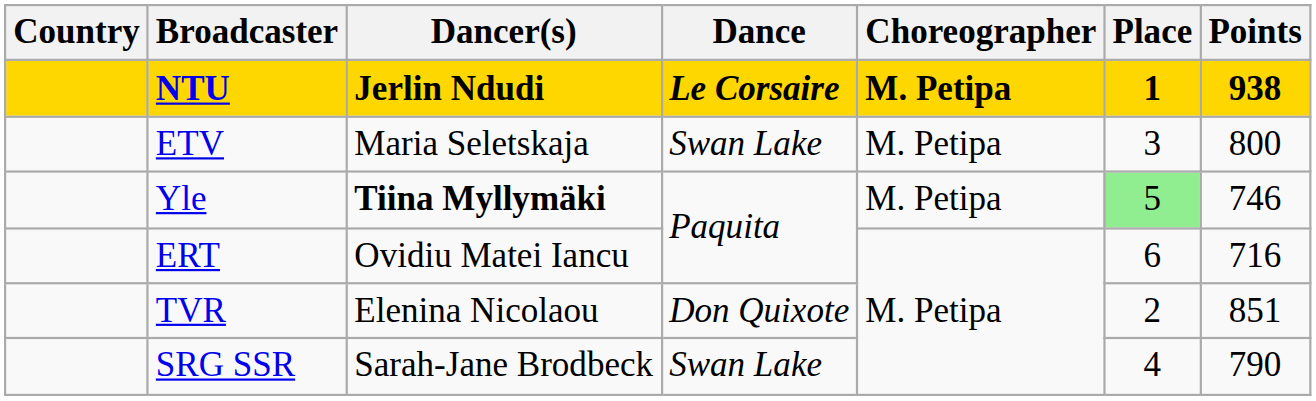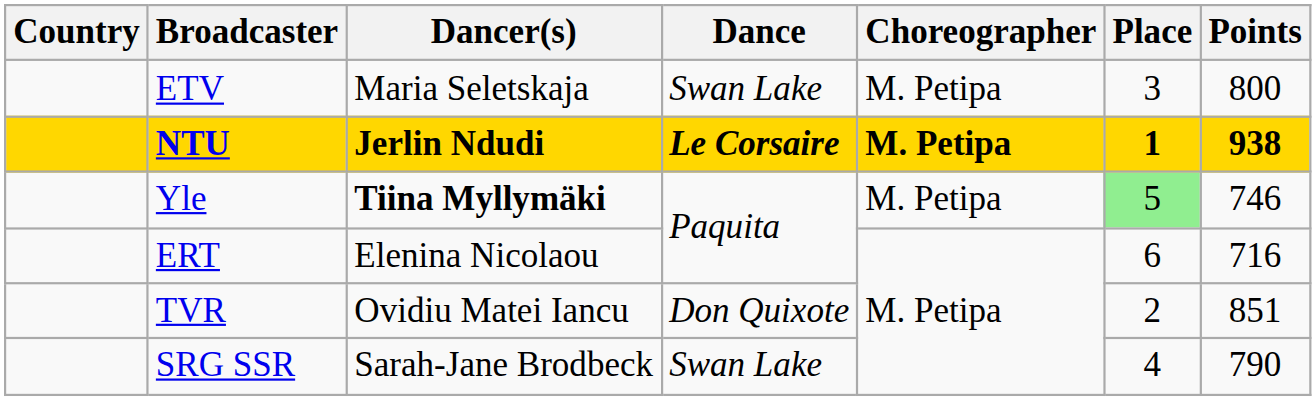rows swapped: (193, 87) <-> (190, 143)
(492, 254) Ovidiu Matei Iancu -> (476, 254) Elenina Nicolaou
(476, 310) Elenina Nicolaou -> (492, 310) Ovidiu Matei Iancu
